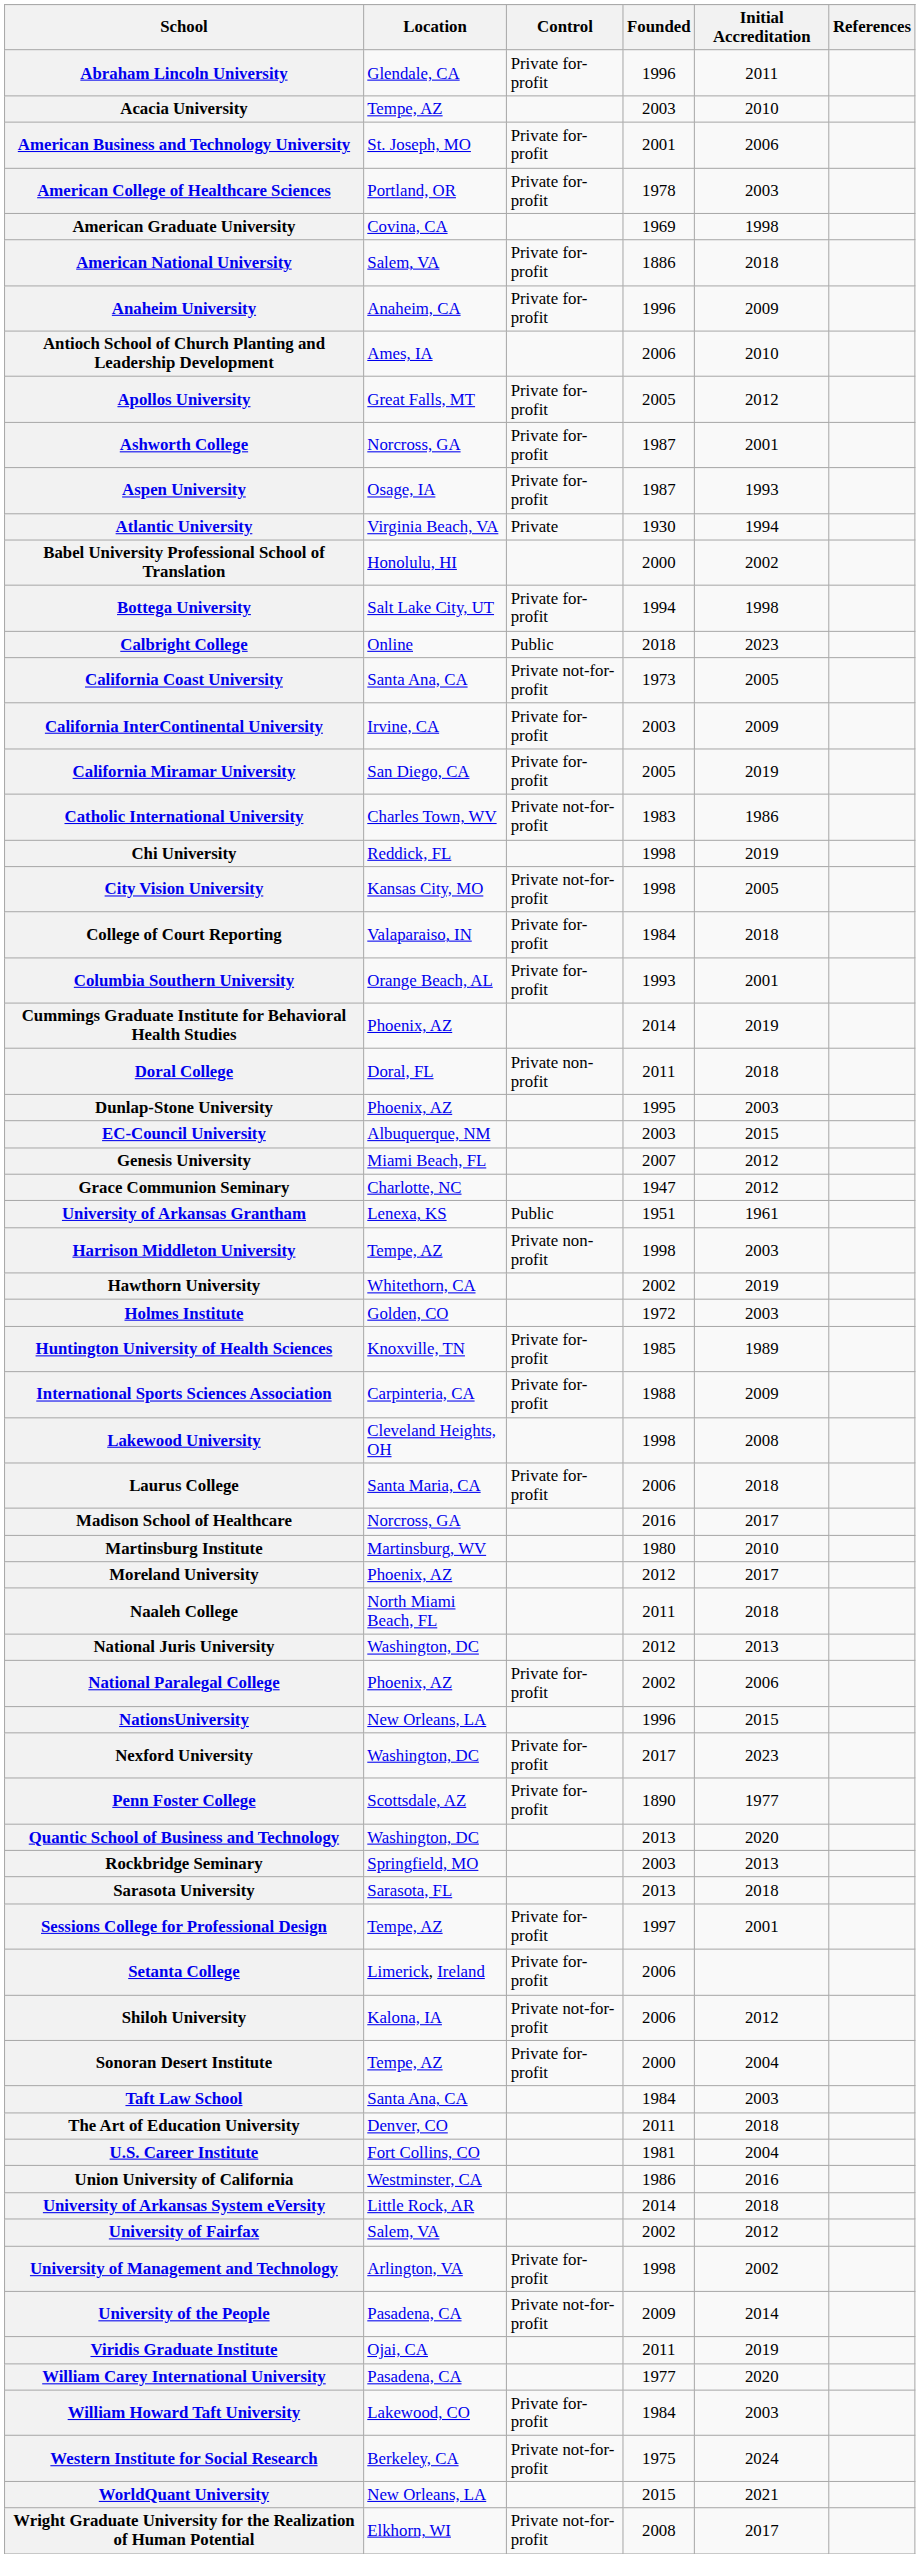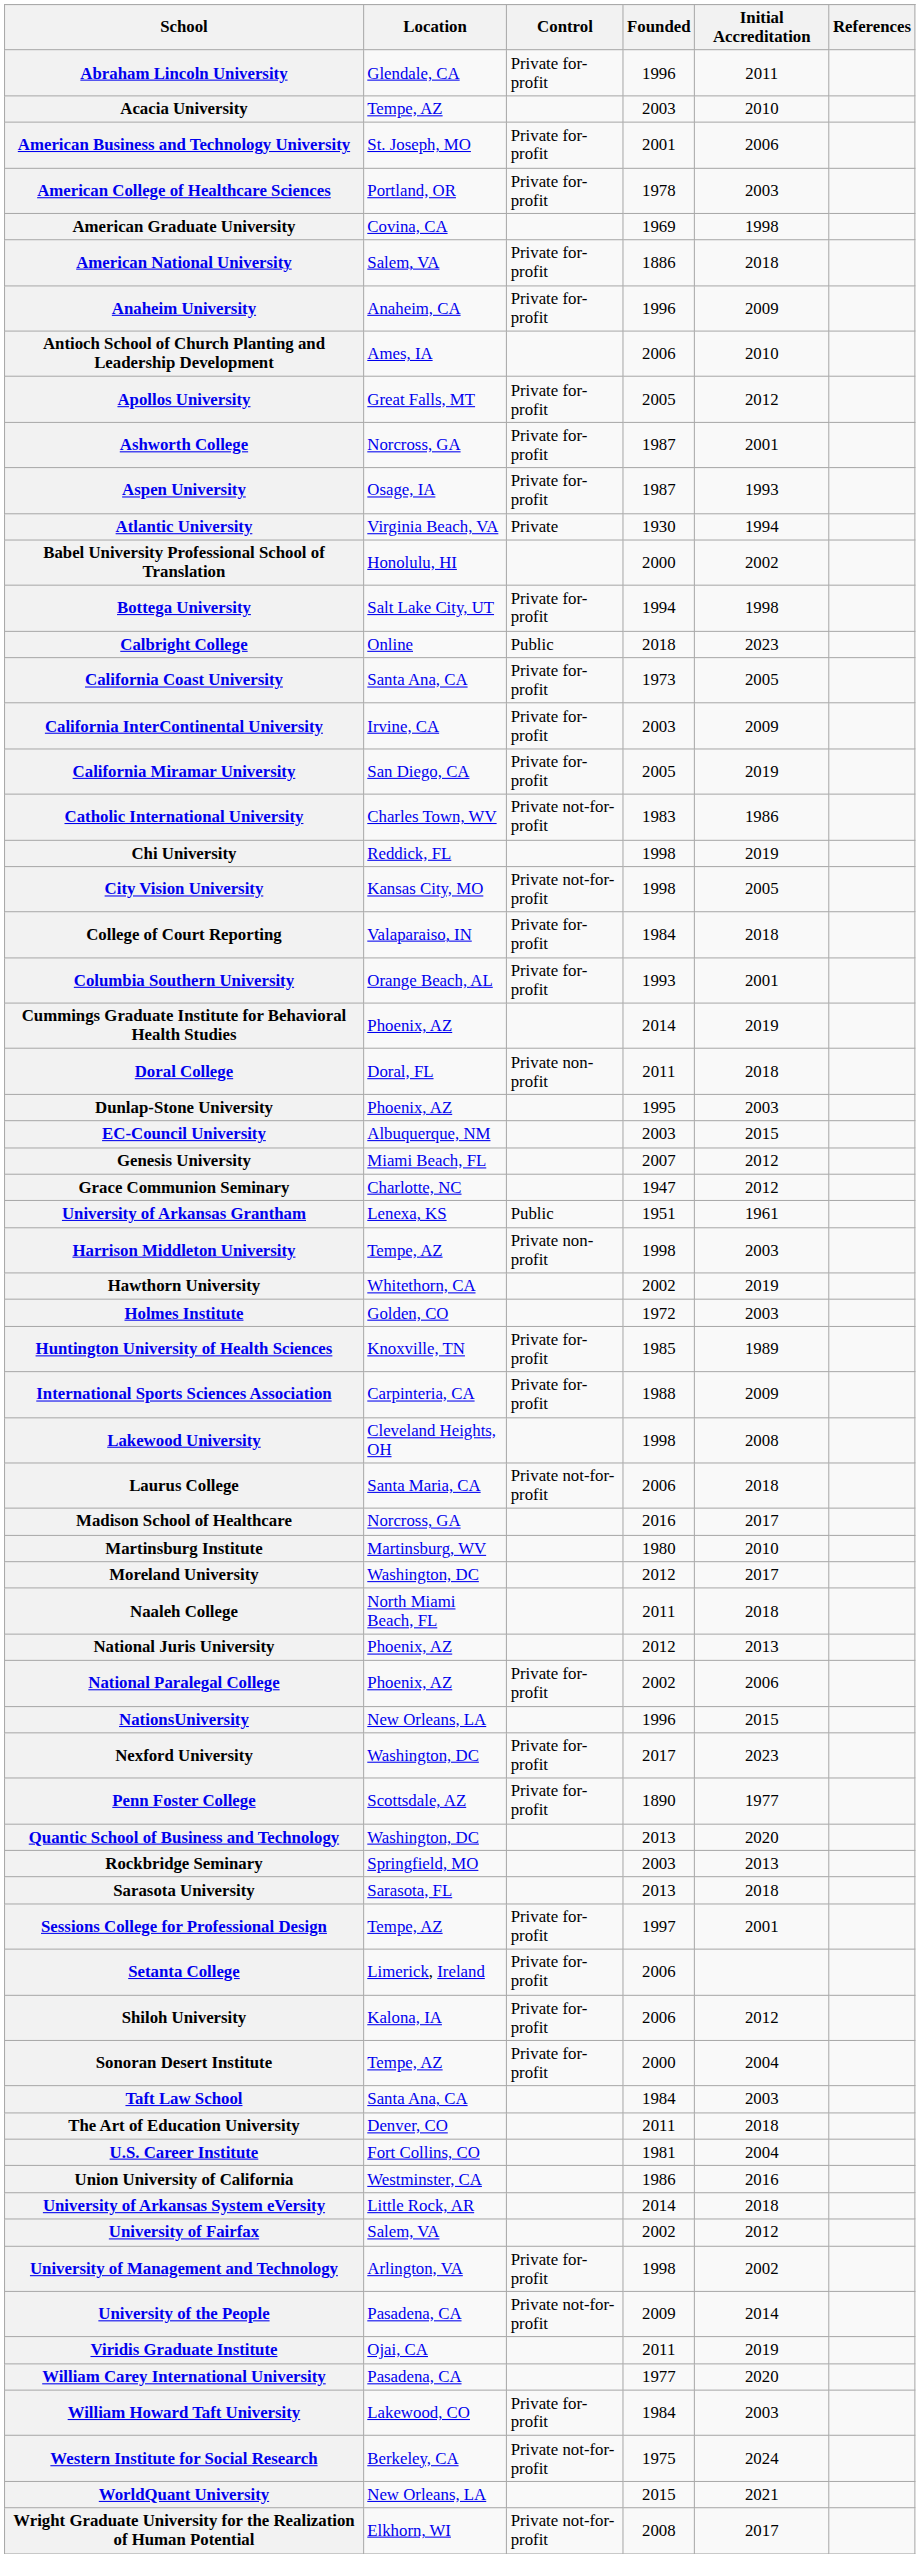(563, 680) Private not-for-profit -> (549, 680) Private for-profit
(549, 1485) Private for-profit -> (563, 1485) Private not-for-profit
(410, 1574) Phoenix, AZ -> (423, 1574) Washington, DC
(423, 1647) Washington, DC -> (410, 1647) Phoenix, AZ
(563, 2017) Private not-for-profit -> (549, 2017) Private for-profit
